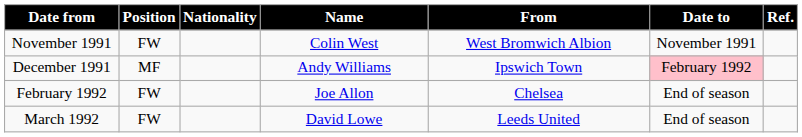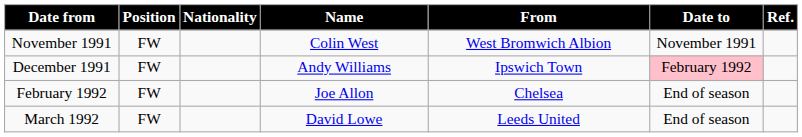(149, 68) MF -> (149, 68) FW
